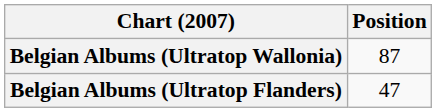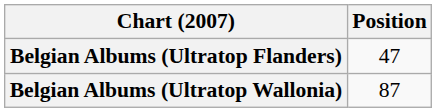rows swapped: (176, 90) <-> (176, 55)
